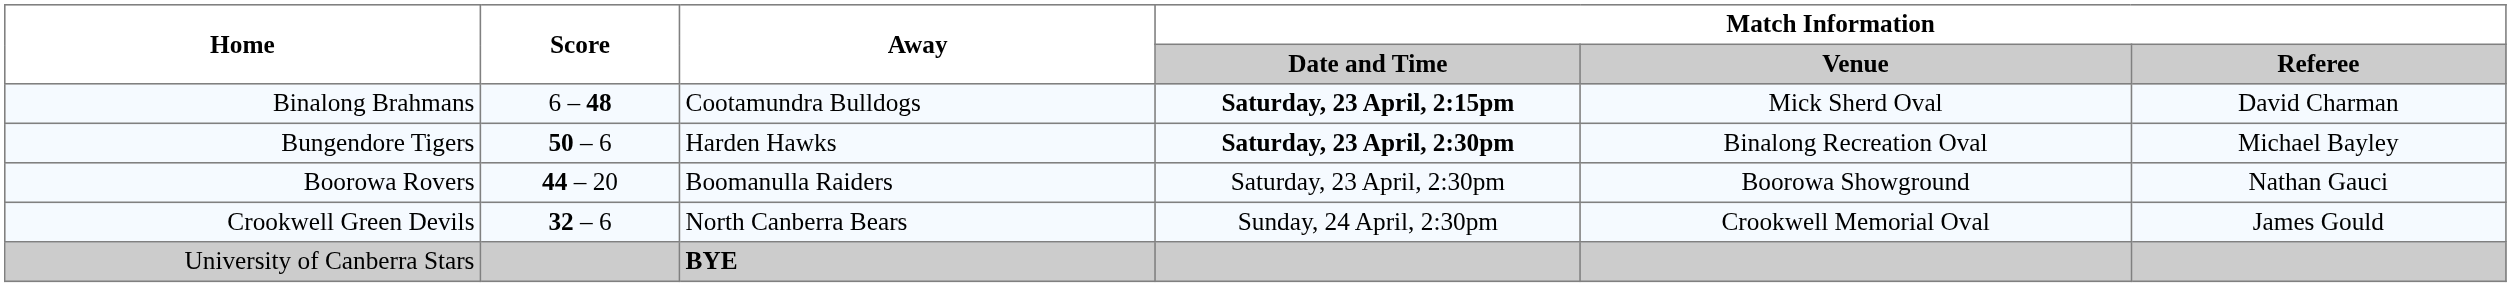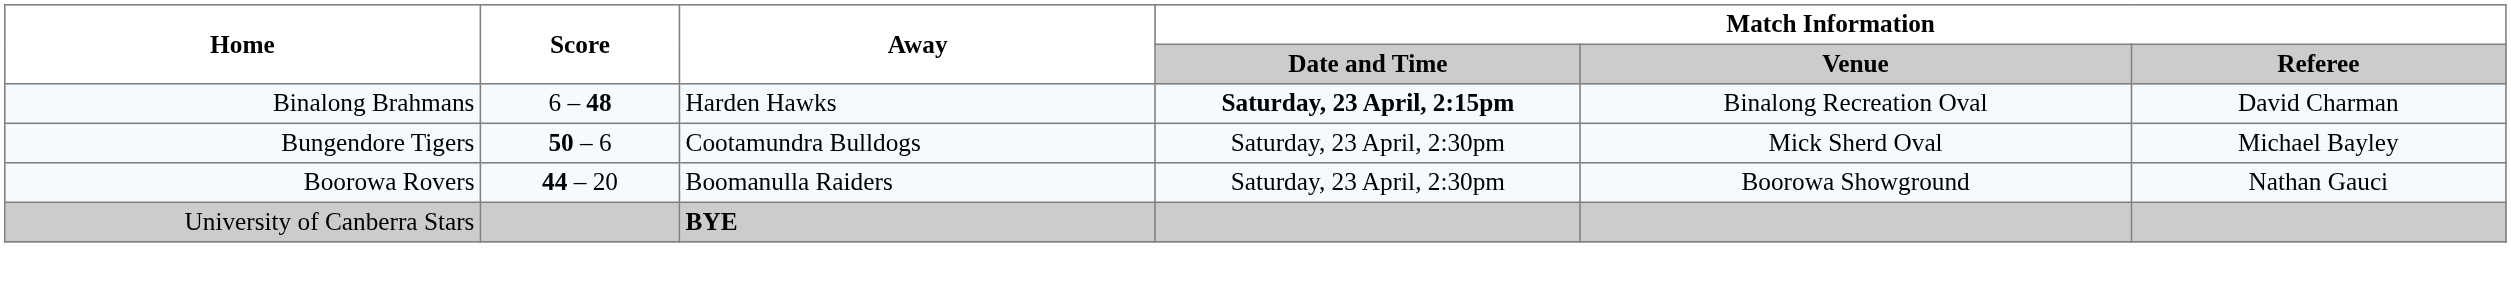(803, 103) Cootamundra Bulldogs -> (761, 103) Harden Hawks
(1856, 103) Mick Sherd Oval -> (1856, 103) Binalong Recreation Oval
(761, 142) Harden Hawks -> (803, 142) Cootamundra Bulldogs
(1368, 142) bold -> (1368, 142) normal
(1856, 142) Binalong Recreation Oval -> (1856, 142) Mick Sherd Oval
- row: (351, 221)
